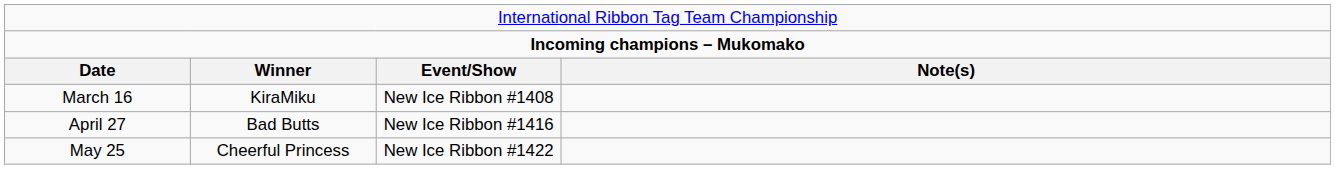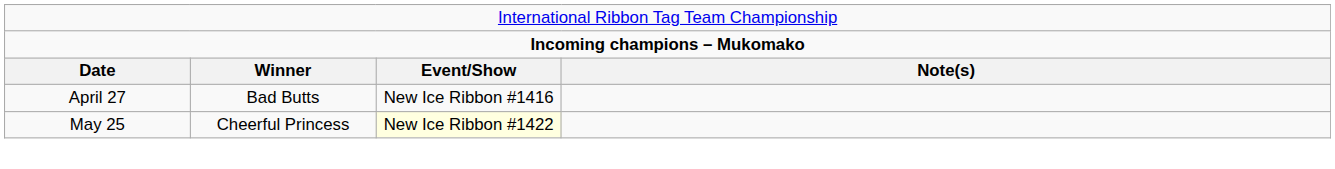- row: (97, 97)
(469, 151) no background -> (469, 124) lightyellow background
